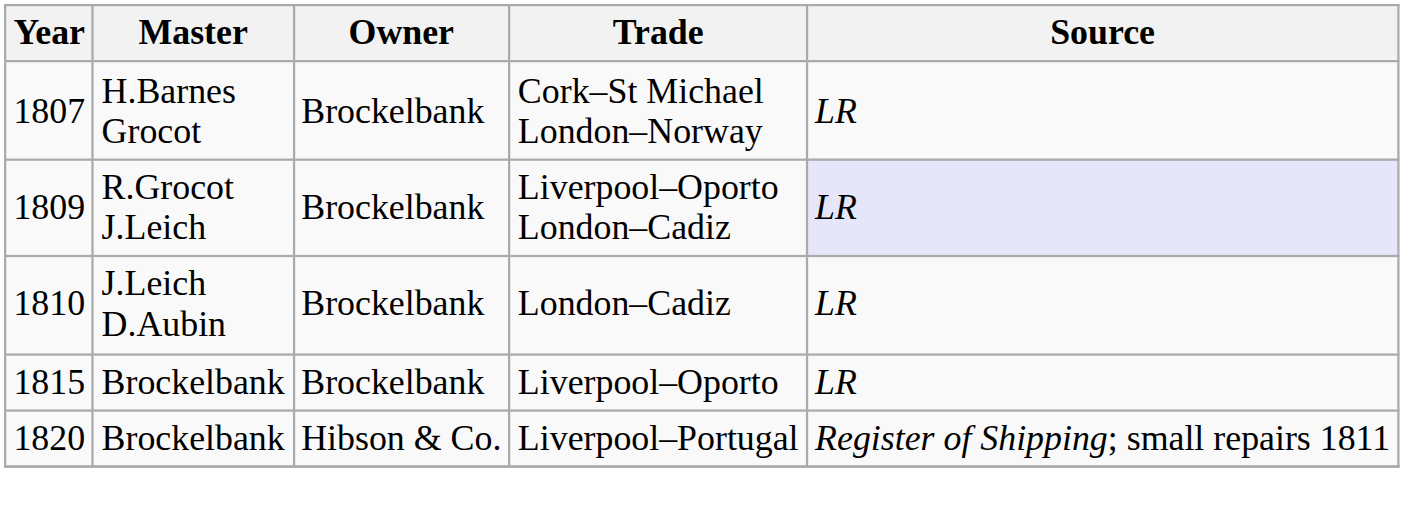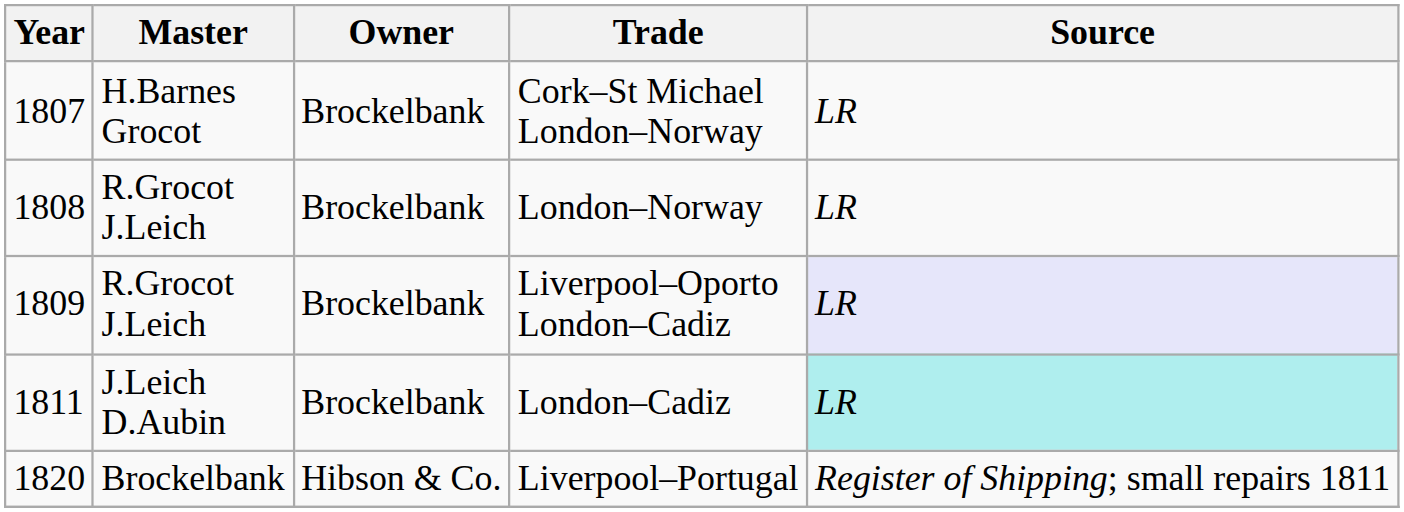+ row: (640, 207)
(49, 304) 1810 -> (49, 401) 1811
(836, 304) no background -> (836, 401) paleturquoise background
- row: (648, 381)
